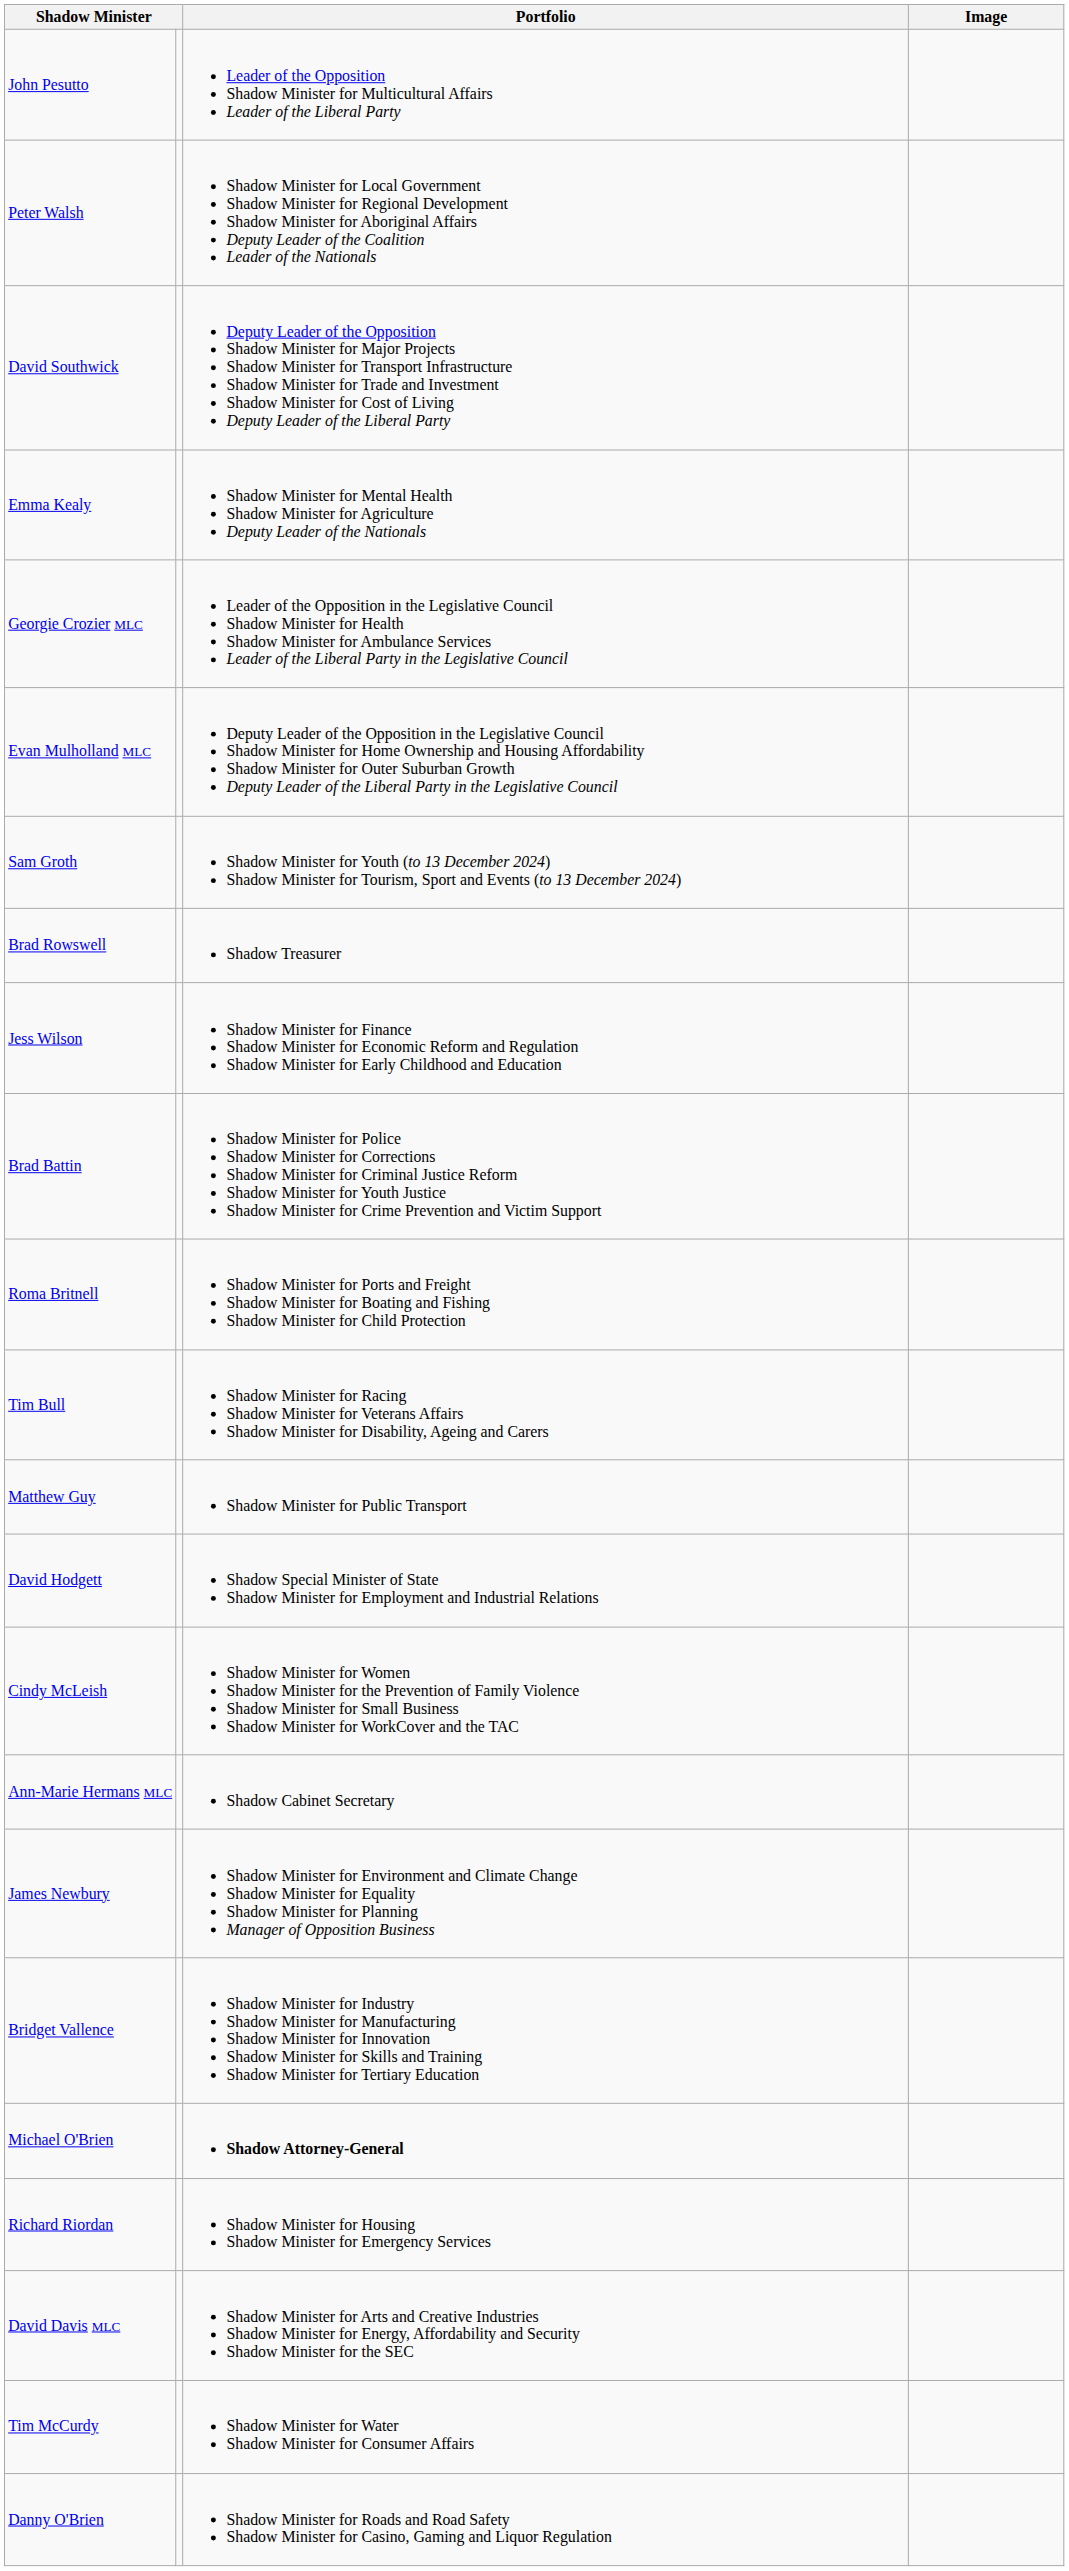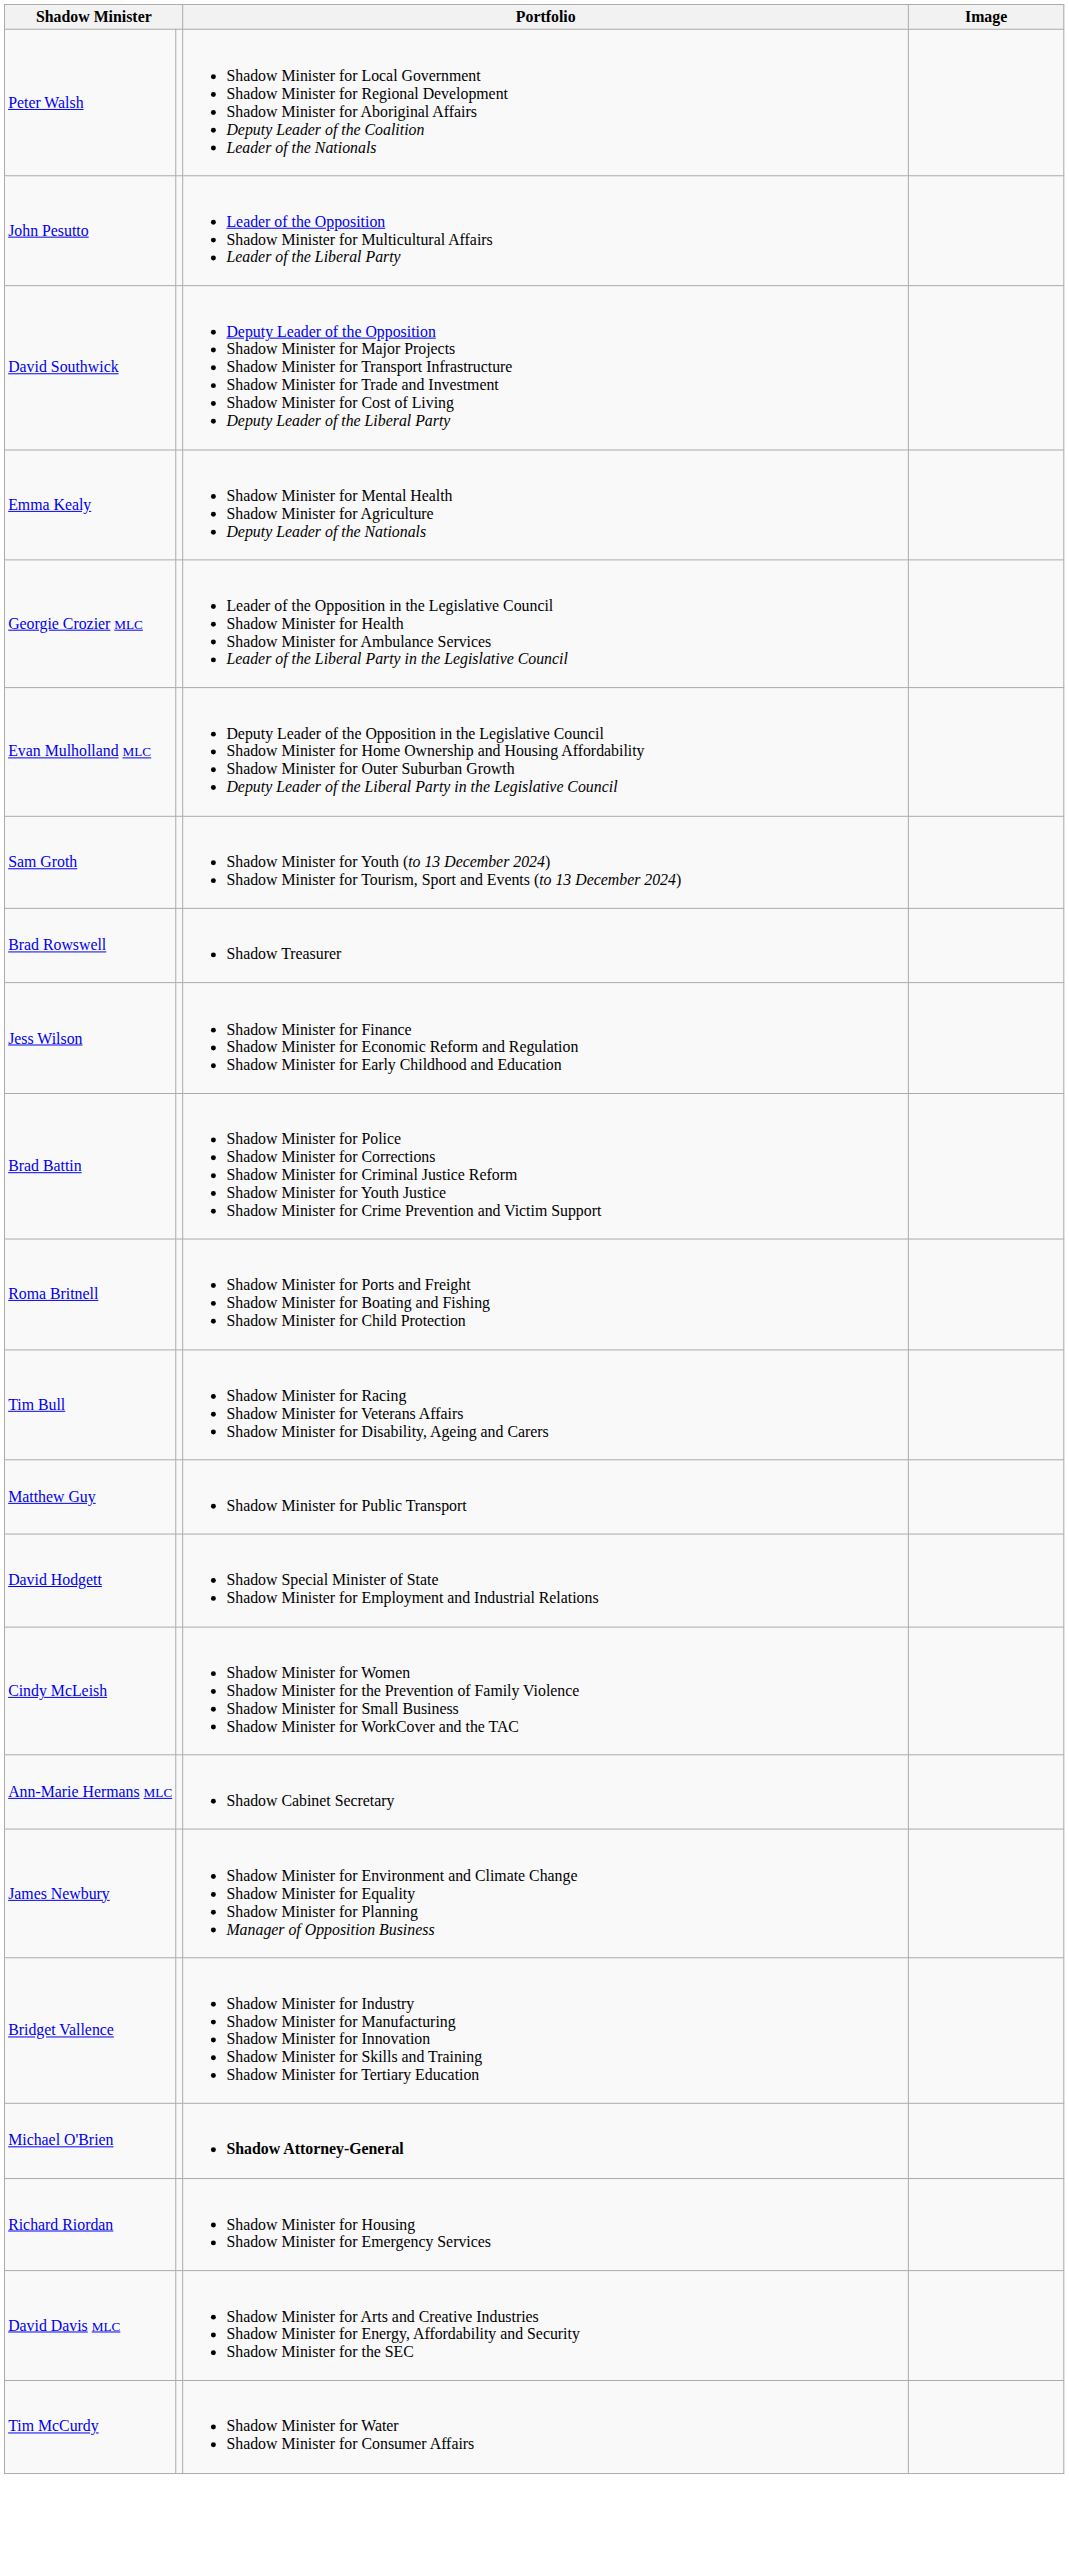rows swapped: (48, 84) <-> (46, 212)
- row: (56, 2519)
